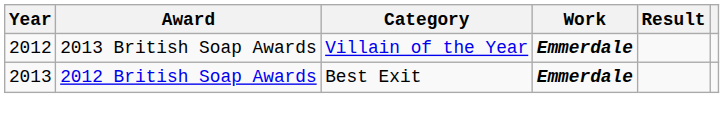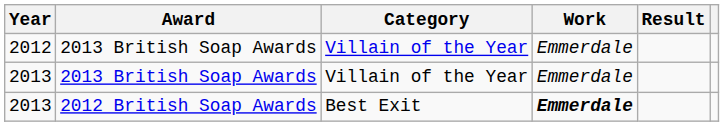(585, 48) bold -> (585, 48) normal
+ row: (30, 77)
